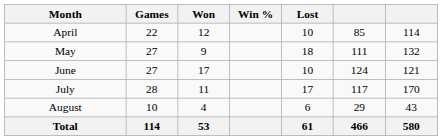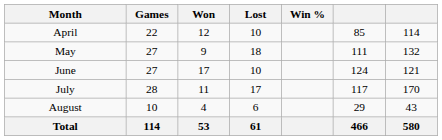columns swapped: (307, 13) <-> (256, 13)
